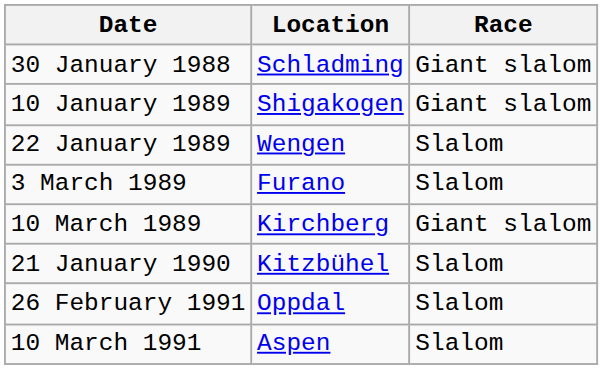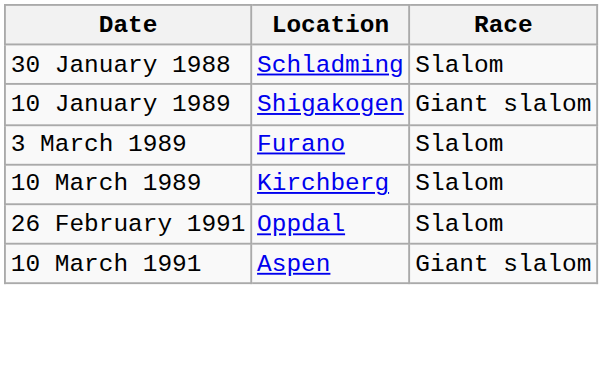(503, 65) Giant slalom -> (459, 65) Slalom
- row: (121, 144)
(503, 224) Giant slalom -> (459, 184) Slalom
- row: (121, 264)
(459, 344) Slalom -> (503, 264) Giant slalom
